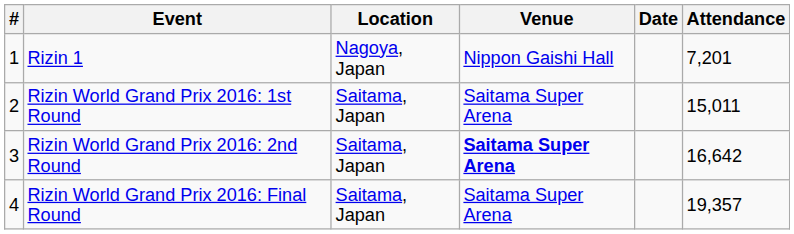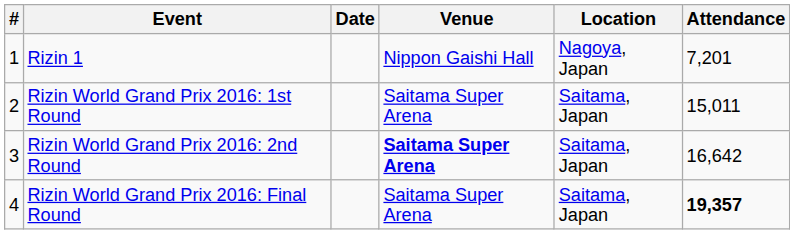columns swapped: (658, 19) <-> (395, 19)
(714, 205) normal -> (714, 205) bold
